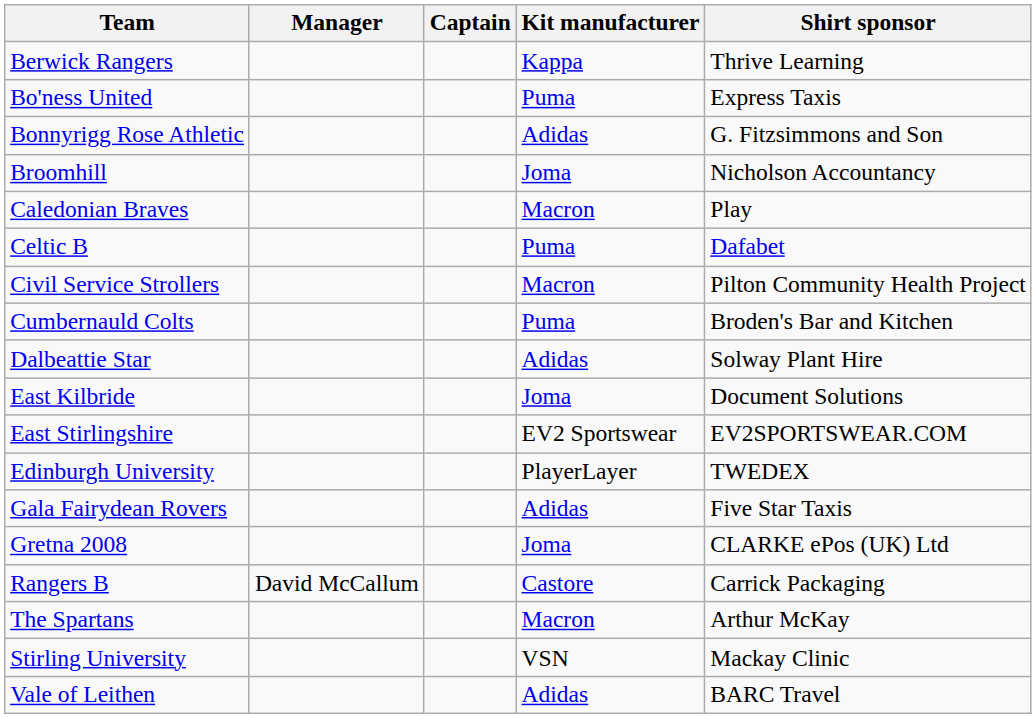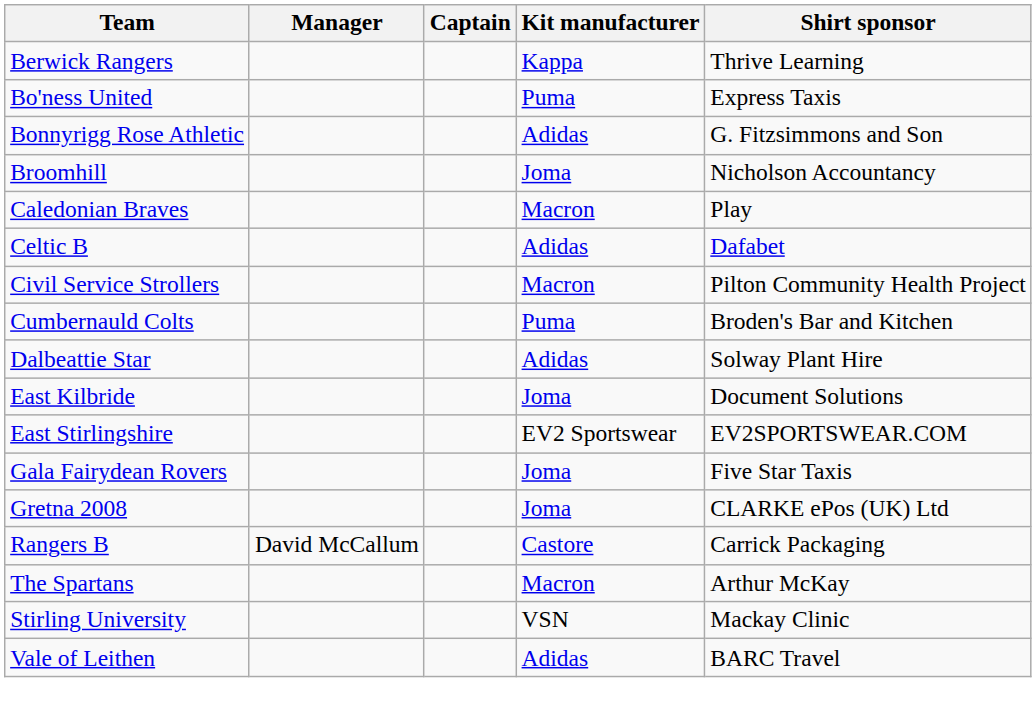(548, 246) Puma -> (555, 246) Adidas
- row: (112, 470)
(555, 508) Adidas -> (546, 470) Joma
